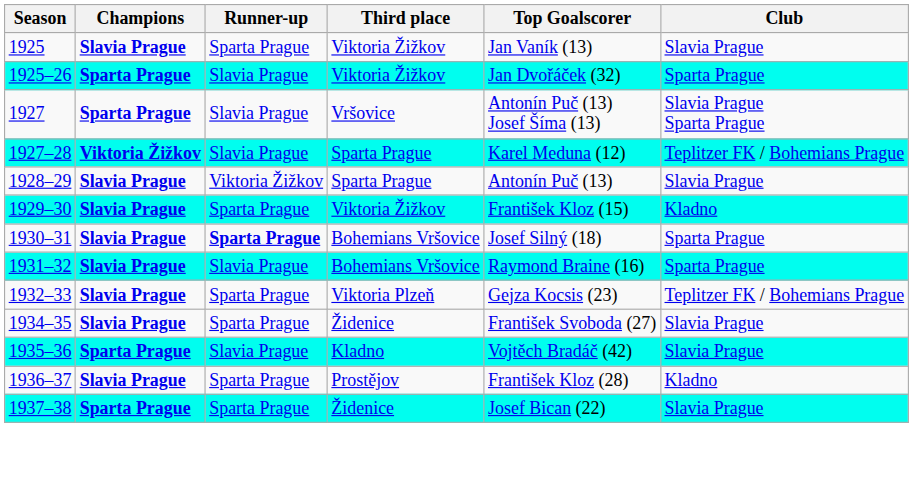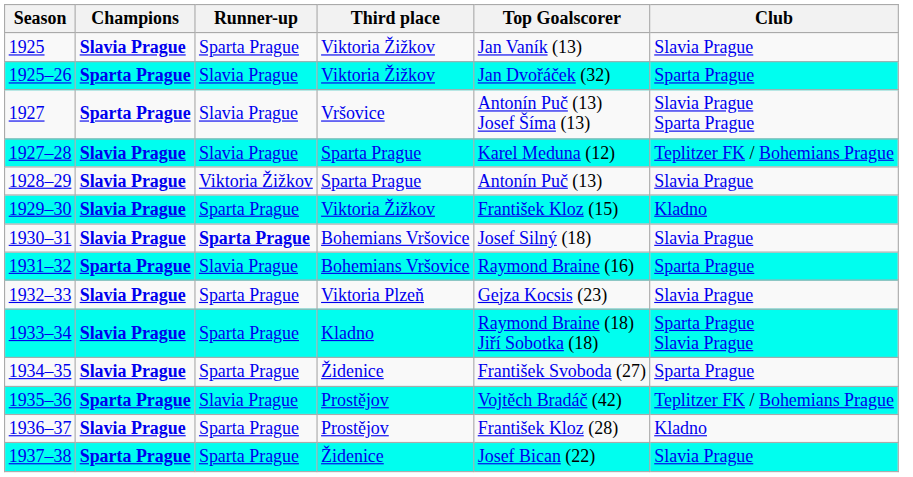(140, 152) Viktoria Žižkov -> (133, 152) Slavia Prague
(715, 237) Sparta Prague -> (704, 237) Slavia Prague
(133, 266) Slavia Prague -> (135, 266) Sparta Prague
(784, 294) Teplitzer FK / Bohemians Prague -> (704, 294) Slavia Prague
+ row: (40, 333)
(714, 323) Slavia Prague -> (704, 371) Sparta Prague
(358, 351) Kladno -> (355, 400) Prostějov
(714, 351) Slavia Prague -> (774, 400) Teplitzer FK / Bohemians Prague
